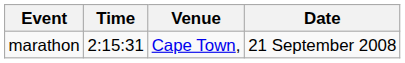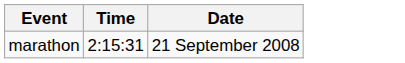- column: (196, 18)
